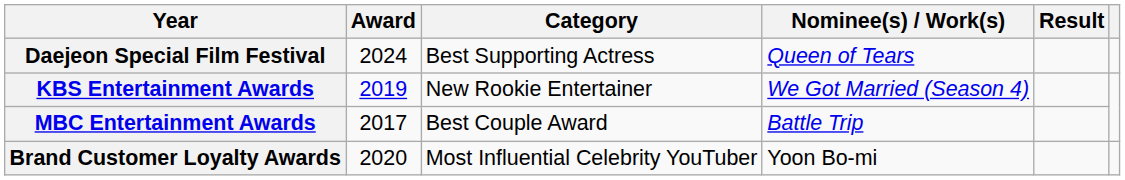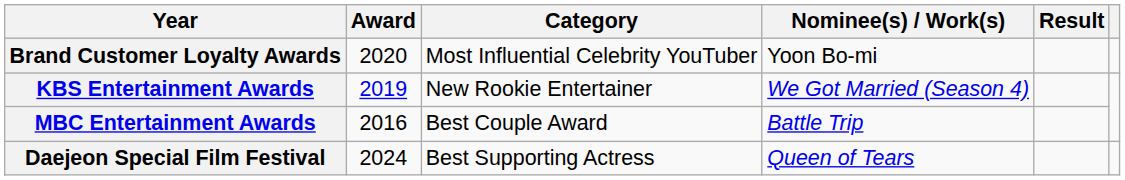rows swapped: (175, 157) <-> (175, 55)
(383, 123) 2017 -> (383, 123) 2016
